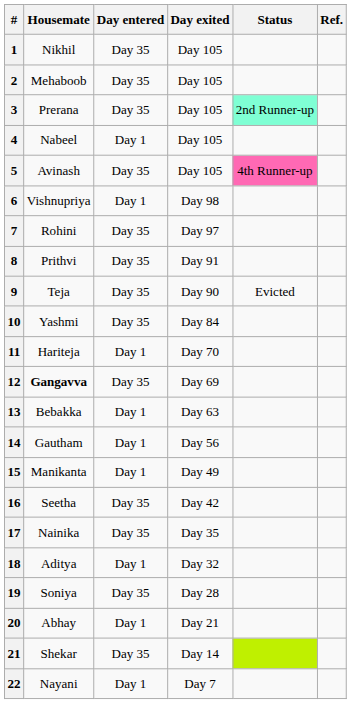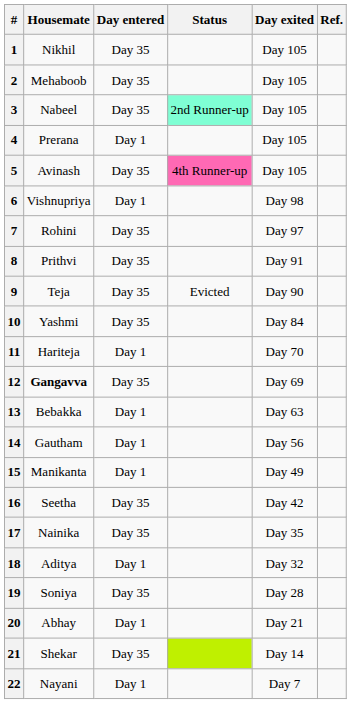columns swapped: (200, 19) <-> (275, 19)
(59, 110) Prerana -> (59, 110) Nabeel
(59, 140) Nabeel -> (59, 140) Prerana
